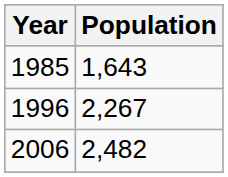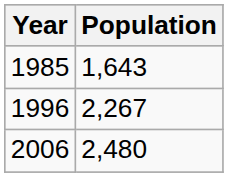(114, 150) 2,482 -> (114, 150) 2,480
